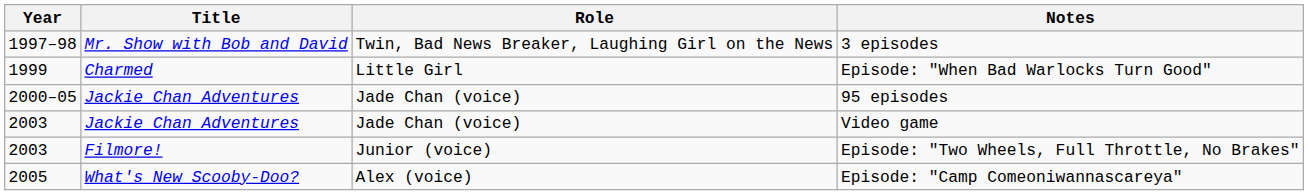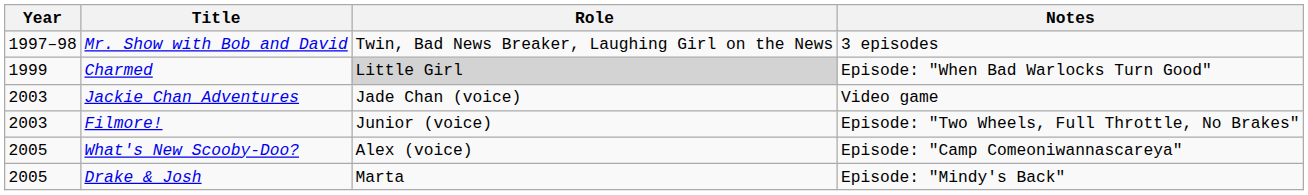(409, 71) no background -> (409, 71) lightgrey background
- row: (895, 97)
+ row: (953, 177)
